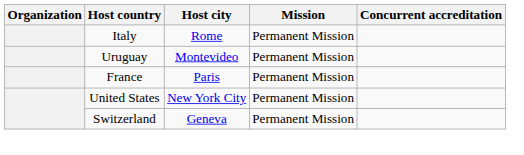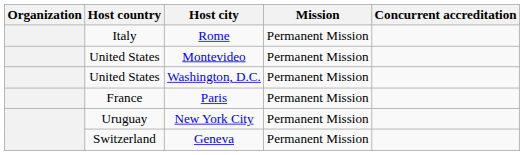(124, 56) Uruguay -> (124, 56) United States
+ row: (214, 77)
(124, 98) United States -> (124, 118) Uruguay
